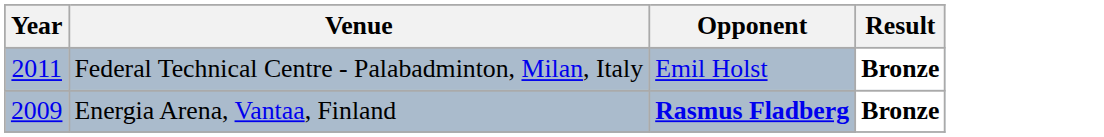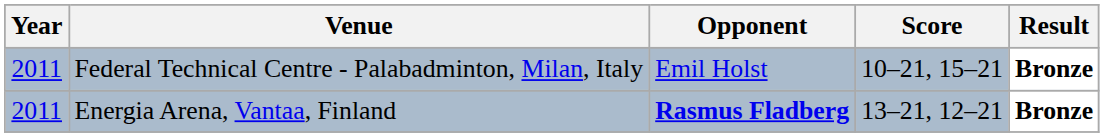+ column: (932, 26)
(37, 111) 2009 -> (37, 111) 2011
